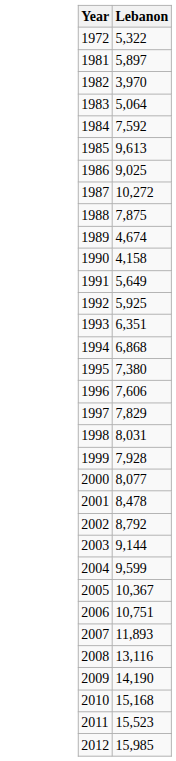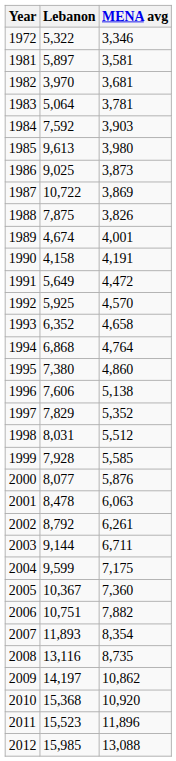+ column: (135, 16)
(135, 193) 10,272 -> (62, 193) 10,722
(131, 325) 6,351 -> (59, 325) 6,352
(135, 678) 14,190 -> (62, 678) 14,197
(135, 700) 15,168 -> (62, 700) 15,368
